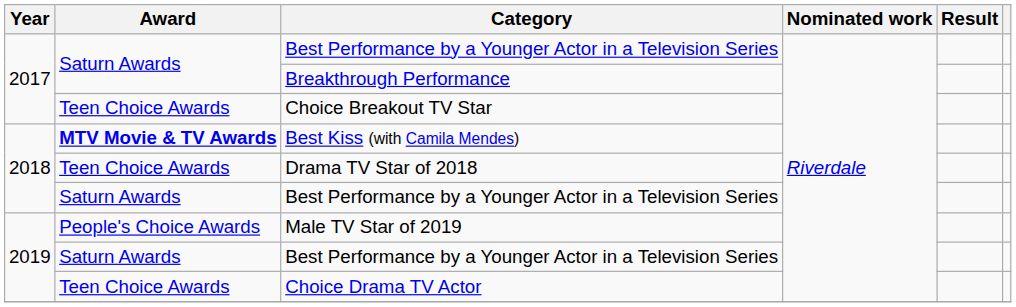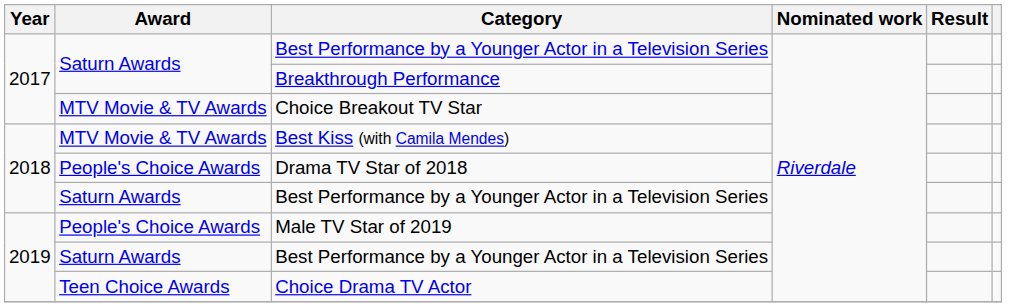(144, 108) Teen Choice Awards -> (163, 108) MTV Movie & TV Awards
(168, 138) bold -> (163, 138) normal
(144, 167) Teen Choice Awards -> (160, 167) People's Choice Awards
